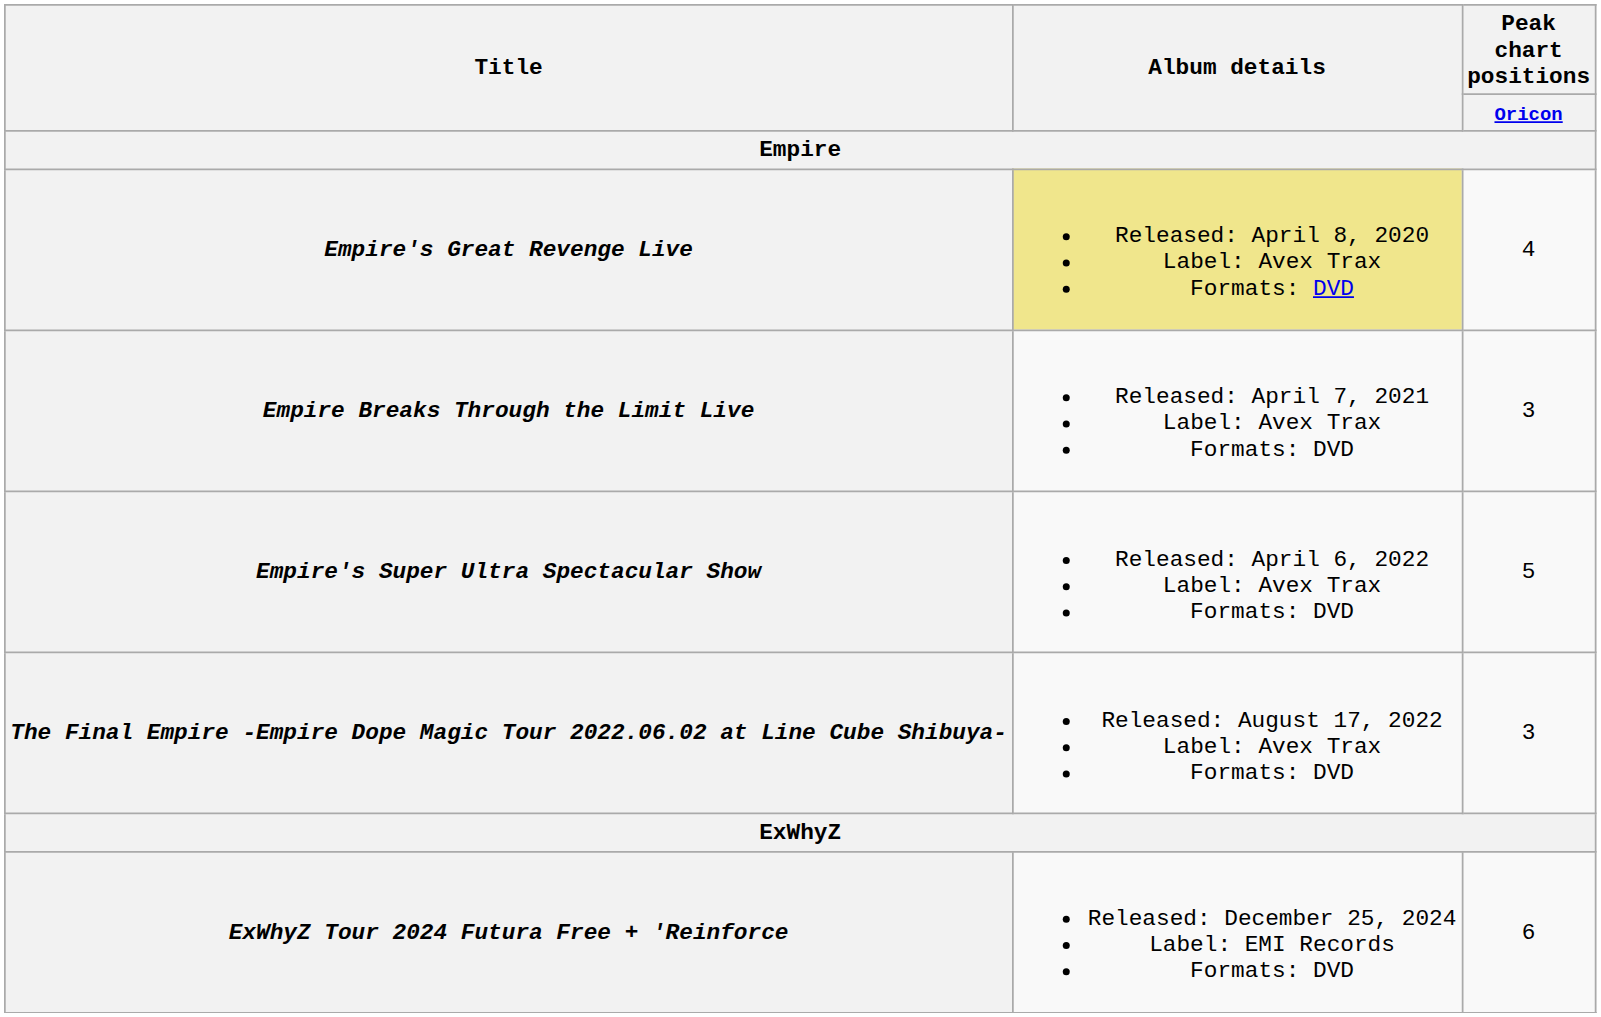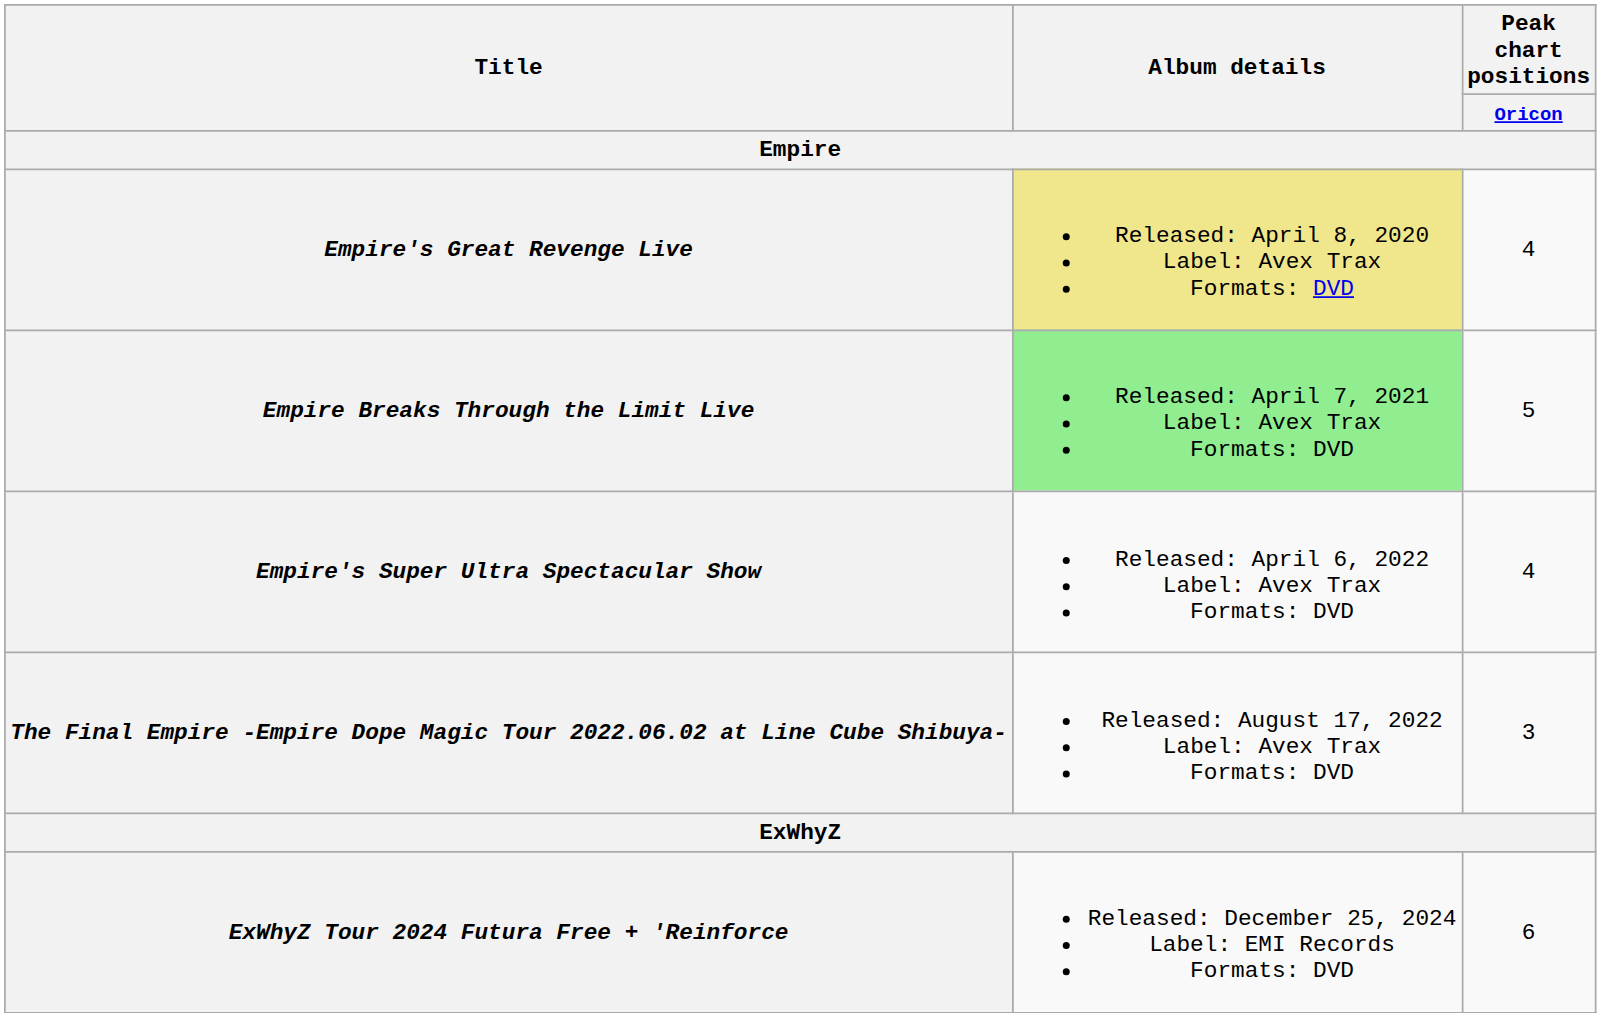(1237, 424) no background -> (1237, 424) lightgreen background
(1529, 411) 3 -> (1529, 411) 5
(1529, 572) 5 -> (1529, 572) 4
